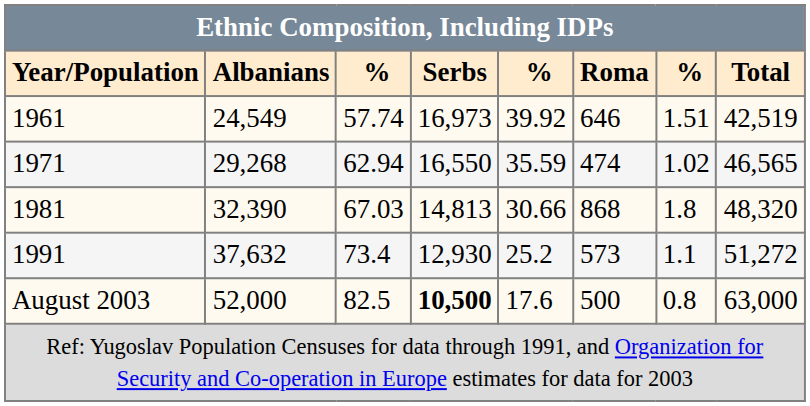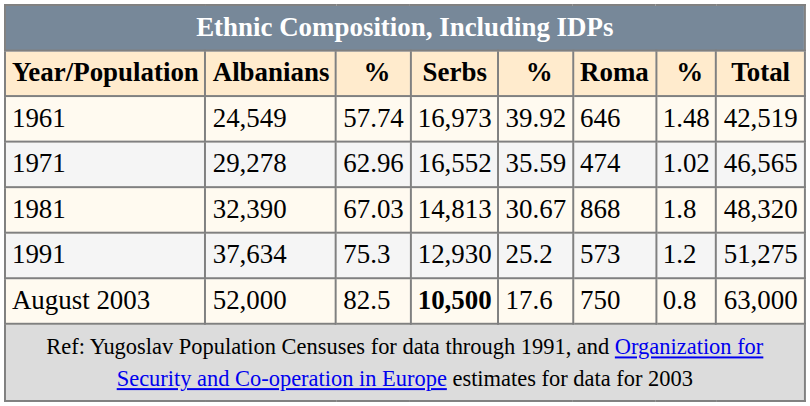(686, 118) 1.51 -> (686, 118) 1.48
(250, 163) 29,268 -> (250, 163) 29,278
(374, 163) 62.94 -> (374, 163) 62.96
(455, 163) 16,550 -> (455, 163) 16,552
(536, 209) 30.66 -> (536, 209) 30.67
(250, 254) 37,632 -> (250, 254) 37,634
(367, 254) 73.4 -> (367, 254) 75.3
(680, 254) 1.1 -> (680, 254) 1.2
(761, 254) 51,272 -> (761, 254) 51,275
(600, 300) 500 -> (600, 300) 750
